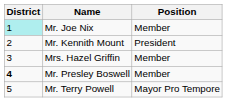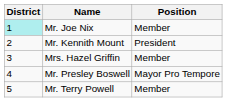(9, 74) bold -> (9, 74) normal
(152, 74) Member -> (177, 74) Mayor Pro Tempore
(177, 89) Mayor Pro Tempore -> (152, 89) Member
